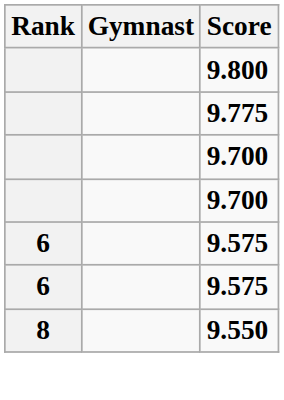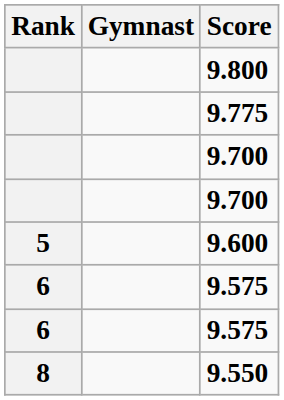+ row: (43, 243)
